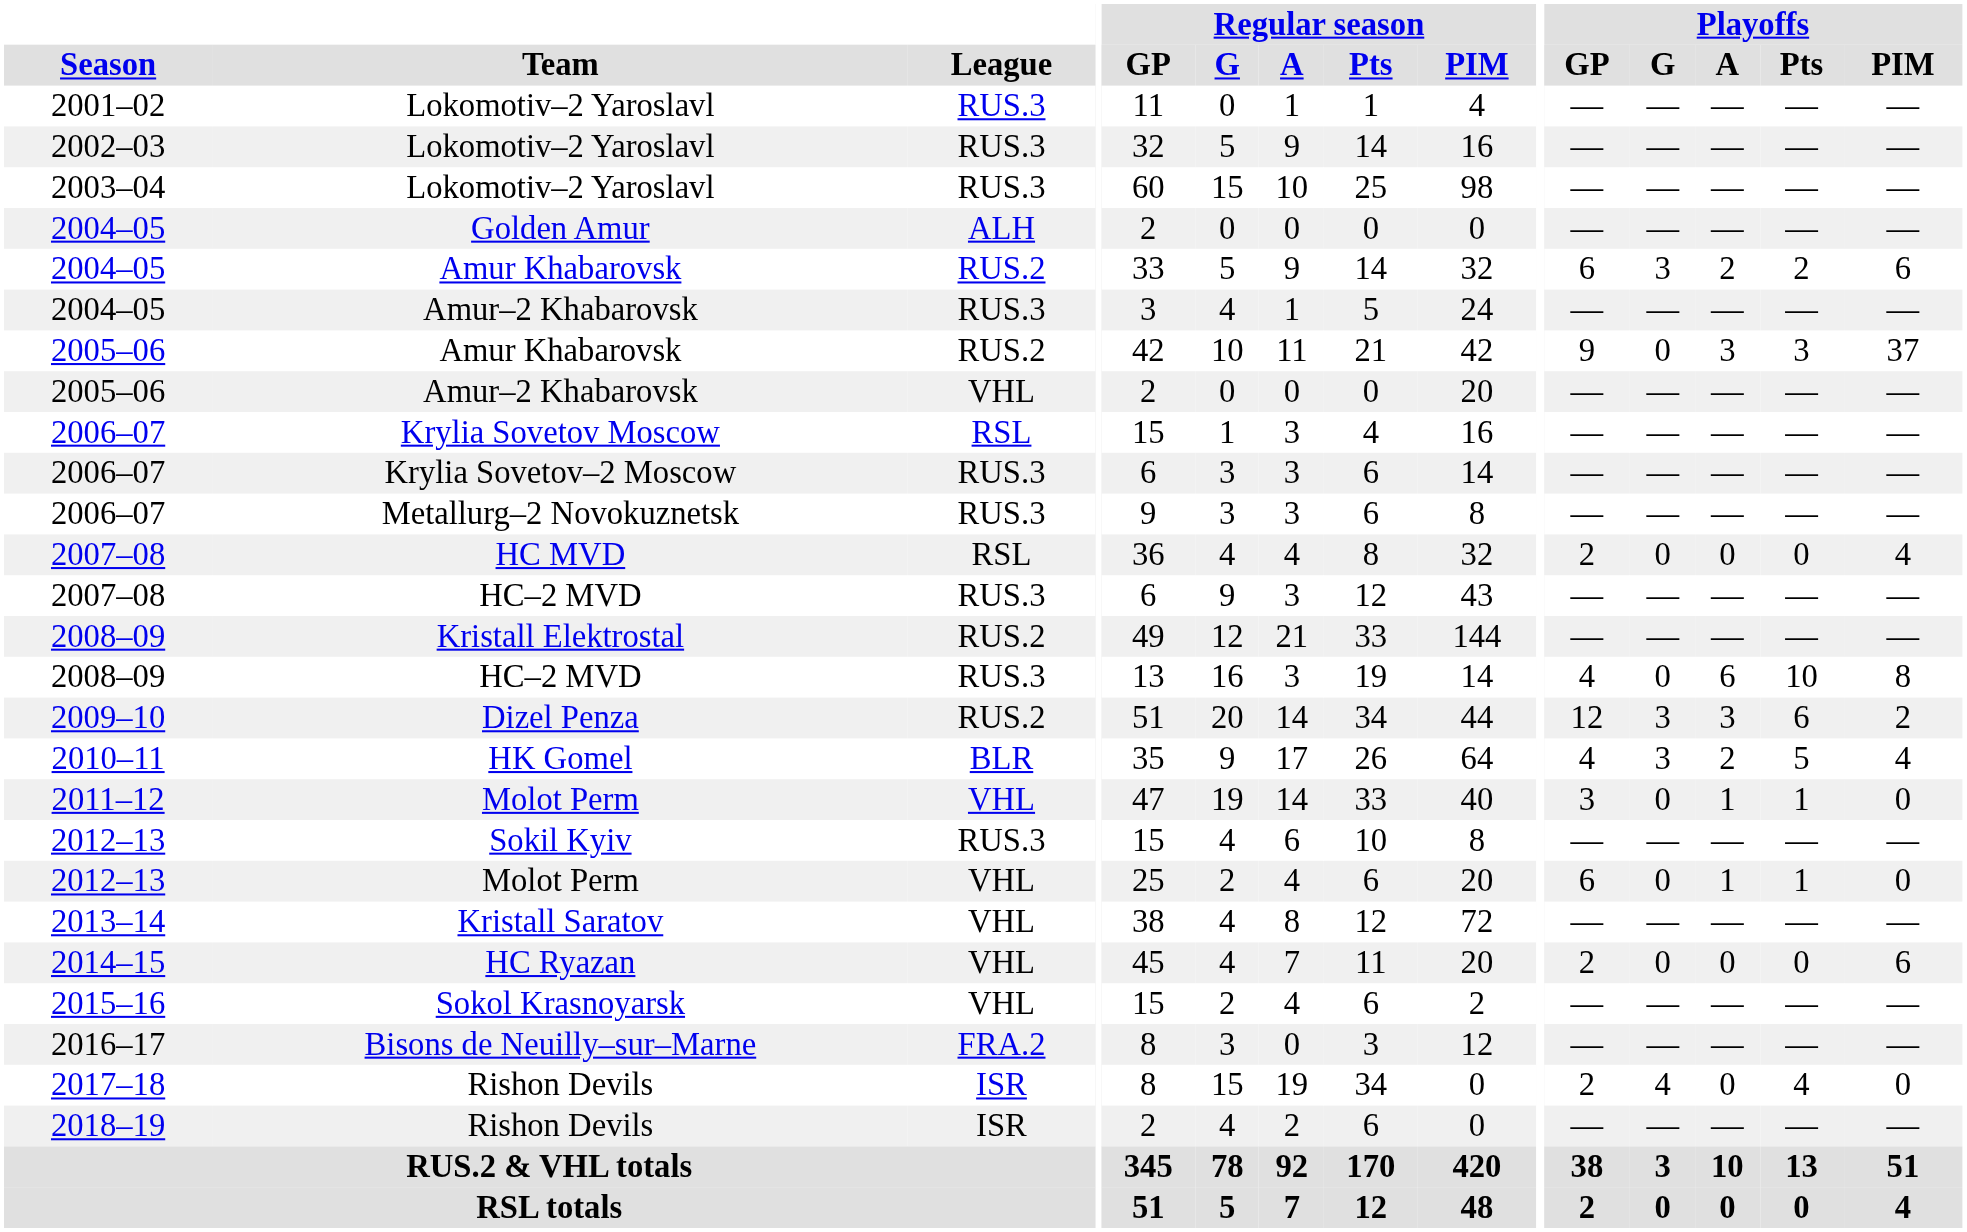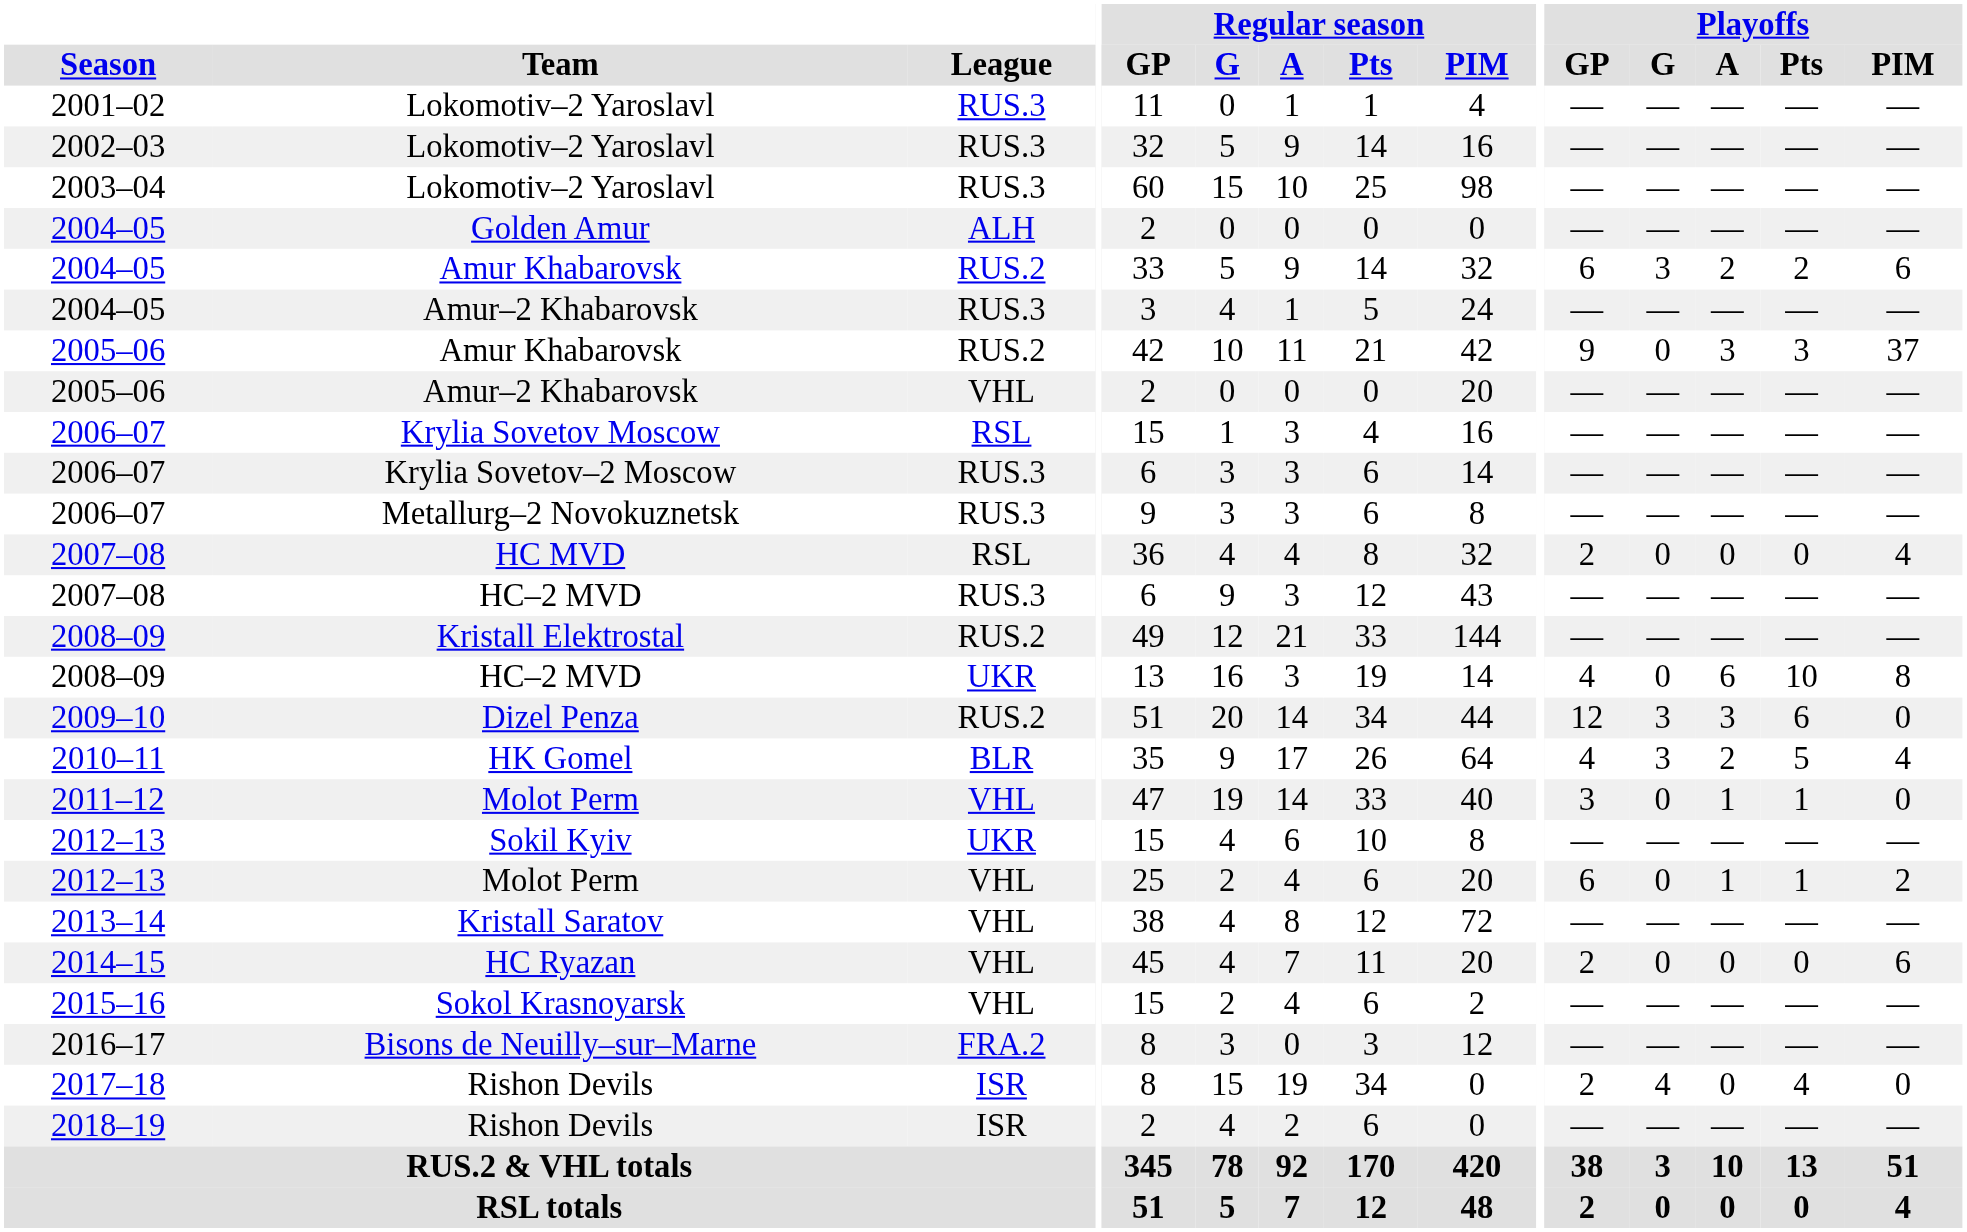(1001, 676) RUS.3 -> (1001, 676) UKR
(1903, 717) 2 -> (1903, 717) 0
(1001, 839) RUS.3 -> (1001, 839) UKR
(1903, 880) 0 -> (1903, 880) 2
